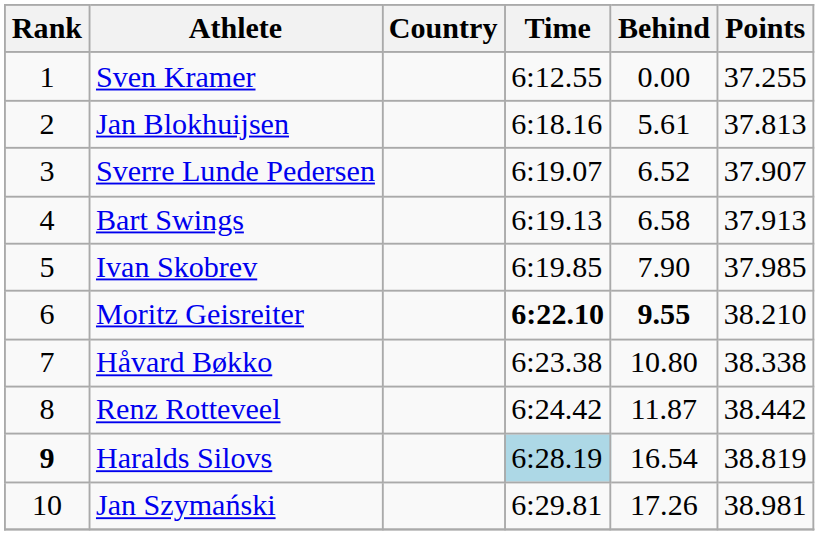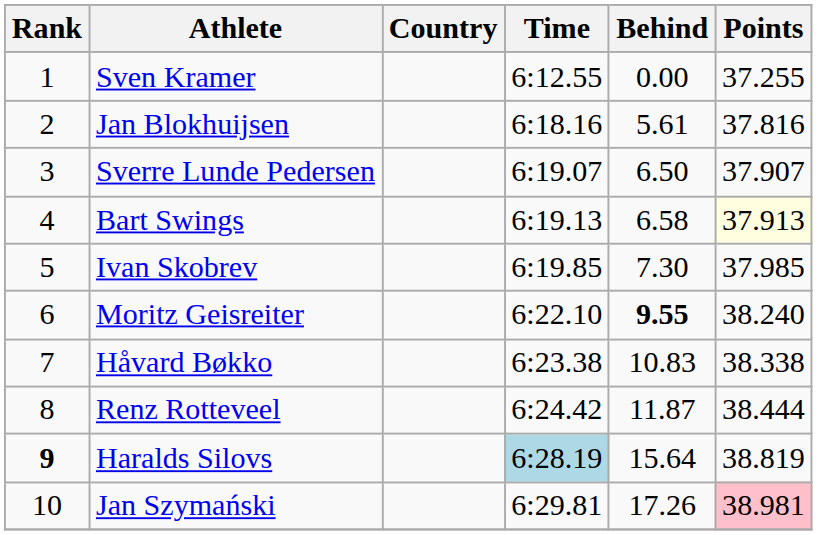(765, 123) 37.813 -> (763, 123) 37.816
(664, 171) 6.52 -> (662, 171) 6.50
(765, 219) no background -> (763, 219) lightyellow background
(664, 266) 7.90 -> (662, 266) 7.30
(558, 314) bold -> (557, 314) normal
(765, 314) 38.210 -> (763, 314) 38.240
(664, 362) 10.80 -> (662, 362) 10.83
(765, 409) 38.442 -> (763, 409) 38.444
(664, 457) 16.54 -> (662, 457) 15.64
(765, 505) no background -> (763, 505) pink background
